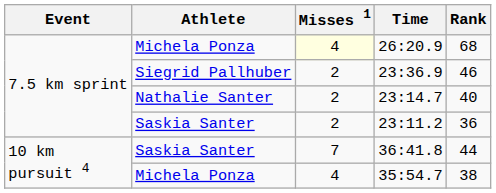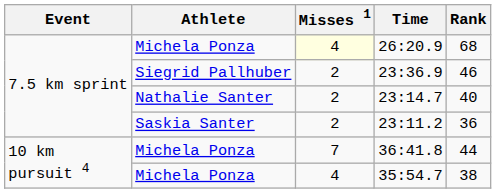(195, 150) Saskia Santer -> (195, 150) Michela Ponza
